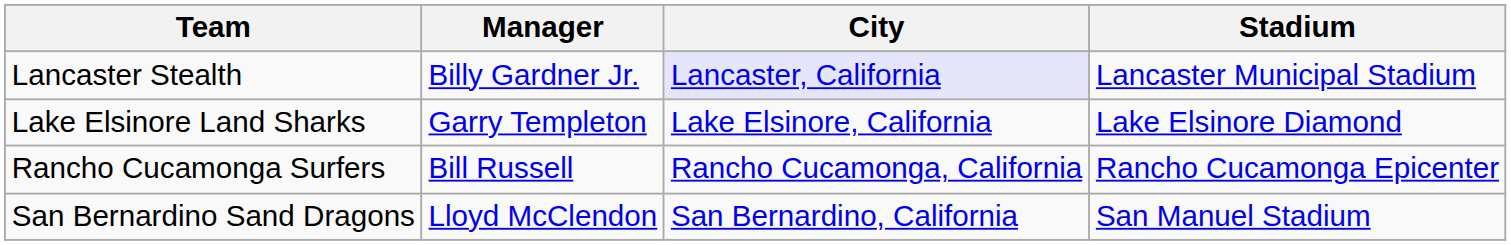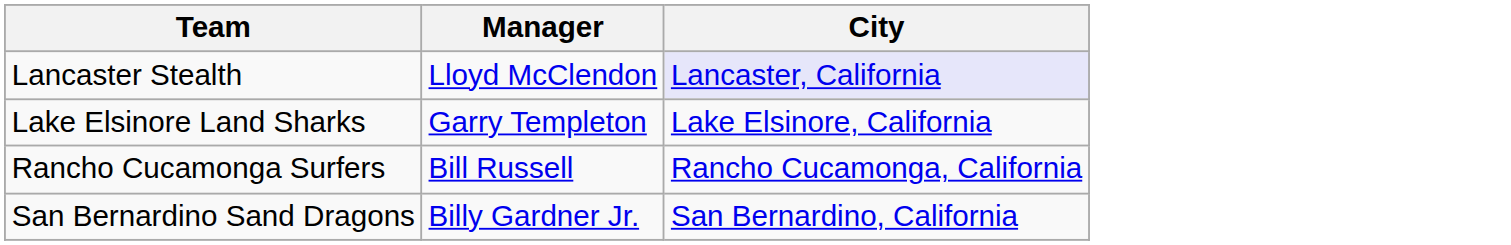- column: (1297, 27)
(534, 74) Billy Gardner Jr. -> (543, 74) Lloyd McClendon
(543, 215) Lloyd McClendon -> (534, 215) Billy Gardner Jr.
